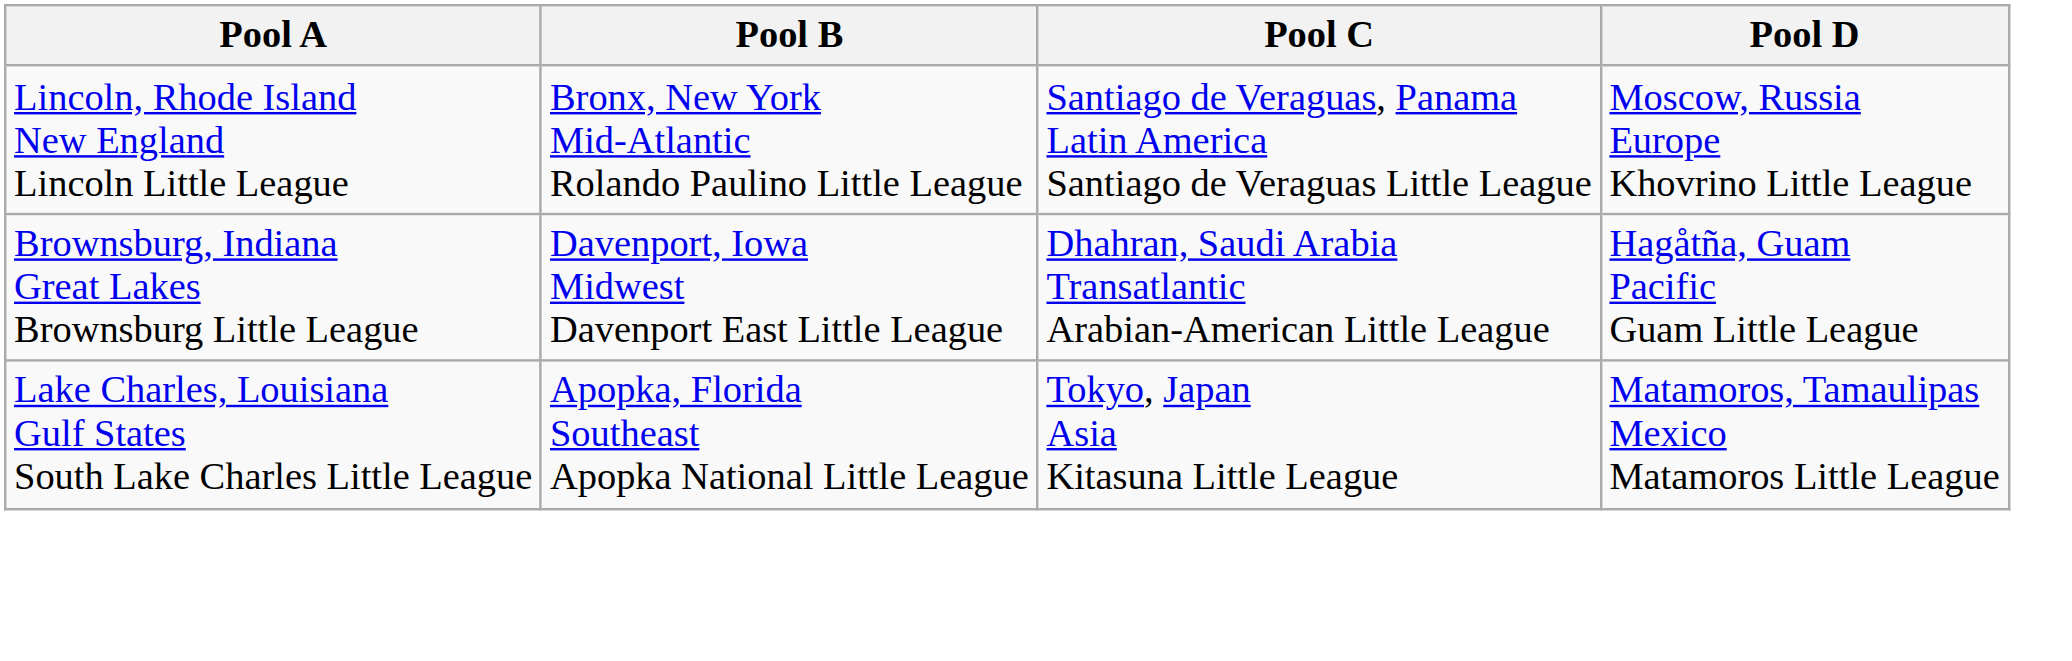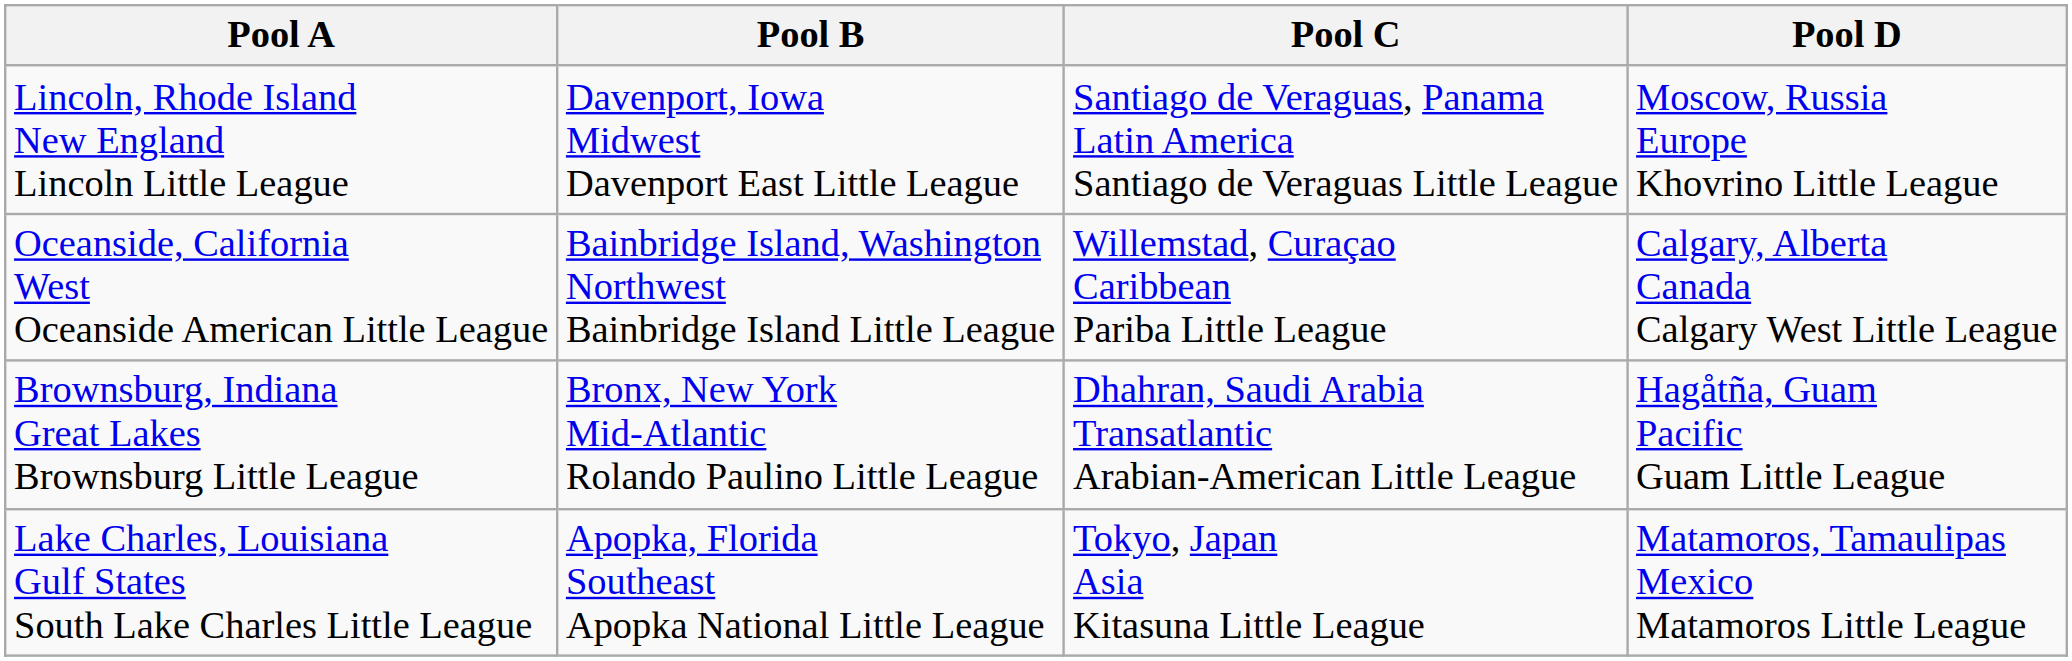(786, 139) Bronx, New York Mid-Atlantic Rolando Paulino Little League -> (792, 139) Davenport, Iowa Midwest Davenport East Little League
+ row: (281, 286)
(777, 286) Davenport, Iowa Midwest Davenport East Little League -> (802, 433) Bronx, New York Mid-Atlantic Rolando Paulino Little League
